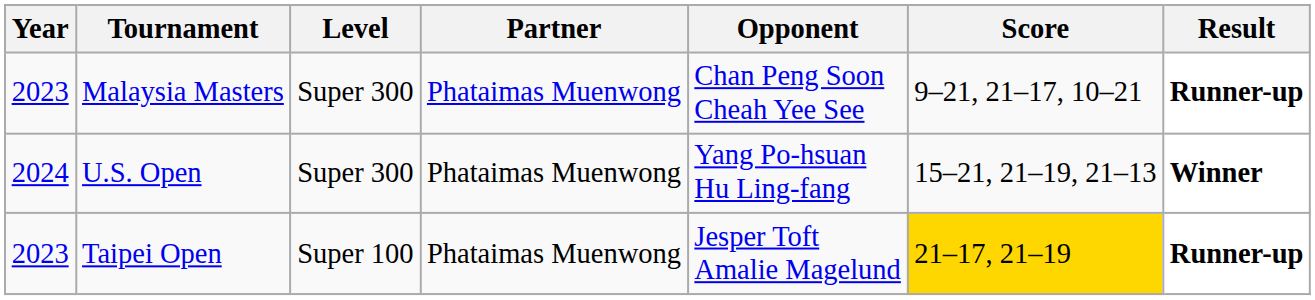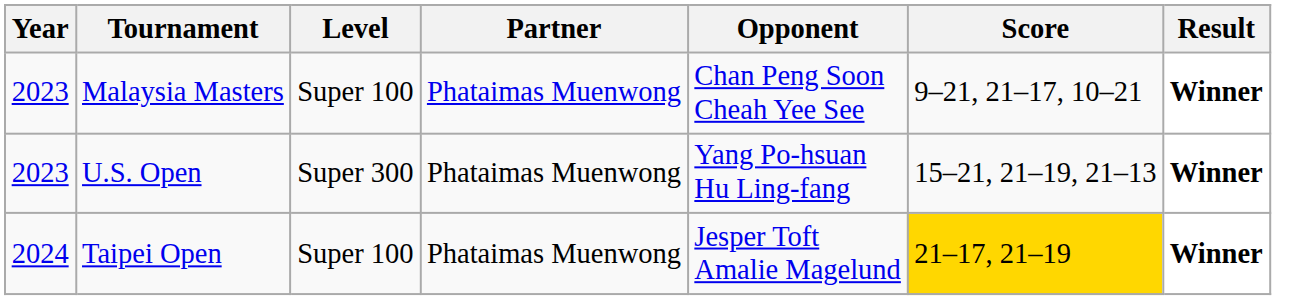(355, 92) Super 300 -> (355, 92) Super 100
(1237, 92) Runner-up -> (1216, 92) Winner
(40, 172) 2024 -> (40, 172) 2023
(40, 253) 2023 -> (40, 253) 2024
(1237, 253) Runner-up -> (1216, 253) Winner
